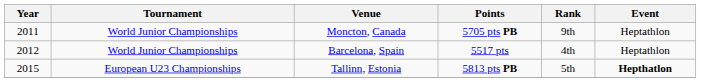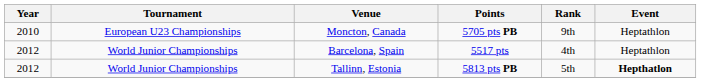(28, 32) 2011 -> (28, 32) 2010
(173, 32) World Junior Championships -> (173, 32) European U23 Championships
(28, 68) 2015 -> (28, 68) 2012
(173, 68) European U23 Championships -> (173, 68) World Junior Championships
